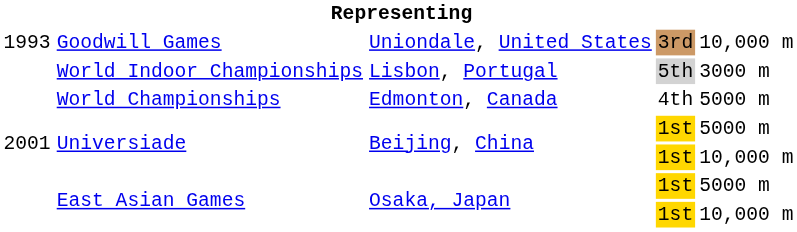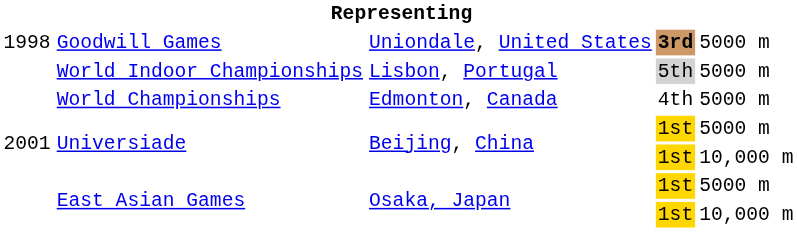(27, 43) 1993 -> (27, 43) 1998
(676, 43) normal -> (676, 43) bold
(746, 43) 10,000 m -> (735, 43) 5000 m
(735, 71) 3000 m -> (735, 71) 5000 m
